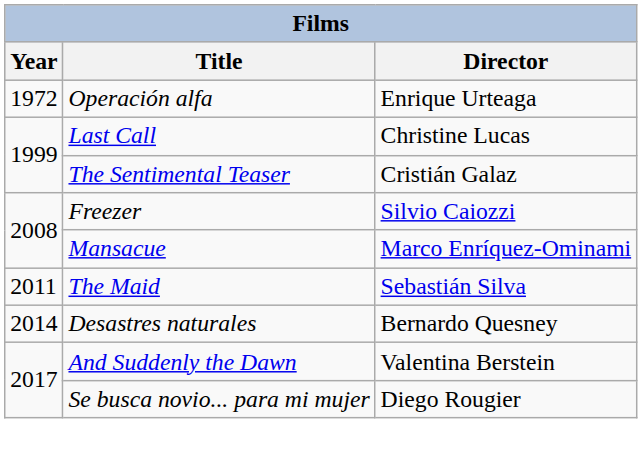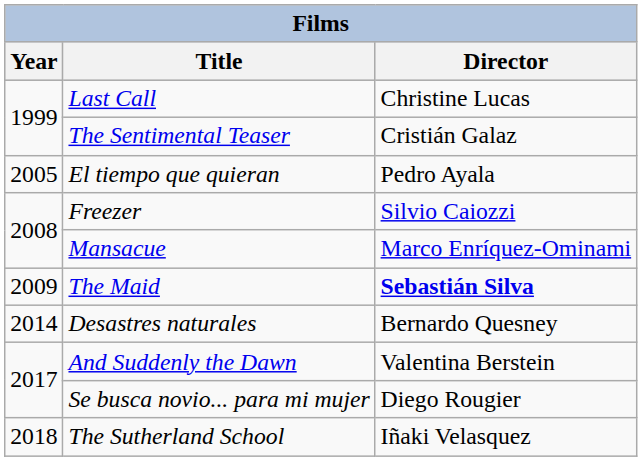- row: (140, 98)
+ row: (174, 173)
(33, 286) 2011 -> (34, 286) 2009
(453, 286) normal -> (457, 286) bold
+ row: (176, 436)
